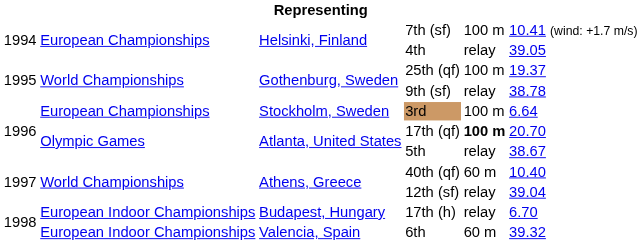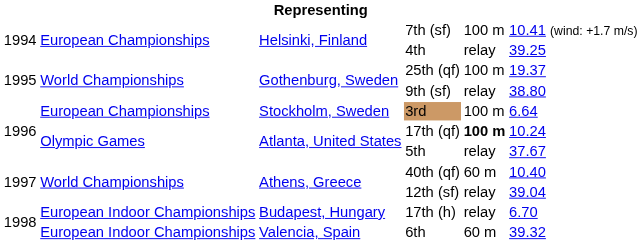(528, 50) 39.05 -> (528, 50) 39.25
(528, 91) 38.78 -> (528, 91) 38.80
(528, 131) 20.70 -> (528, 131) 10.24
(528, 151) 38.67 -> (528, 151) 37.67
